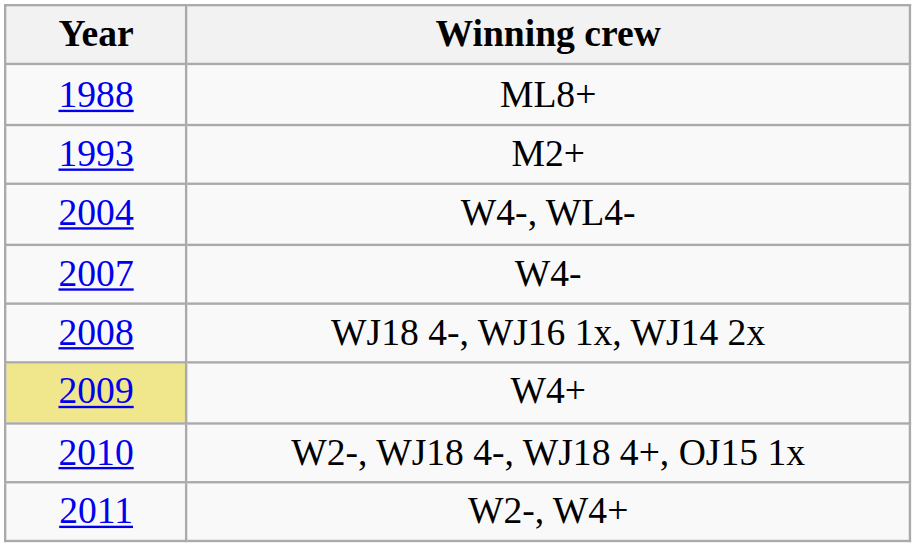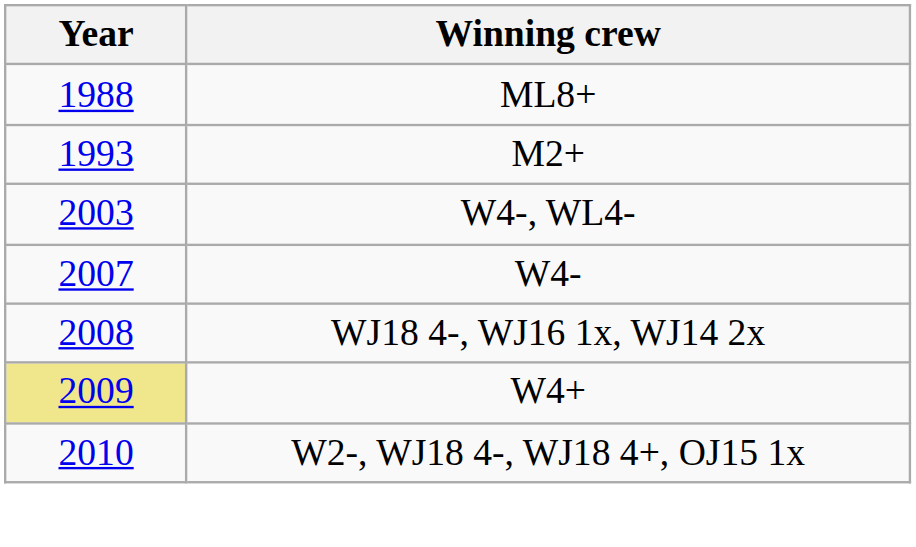(96, 213) 2004 -> (96, 213) 2003
- row: (548, 511)
